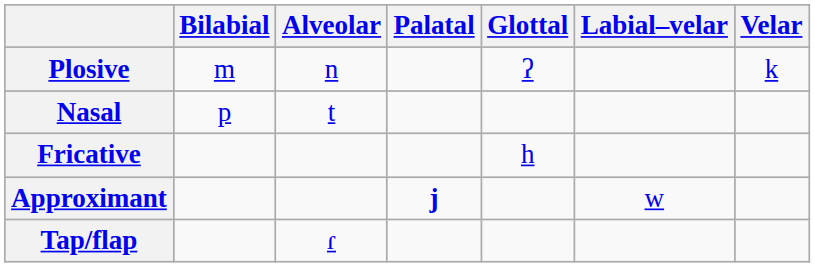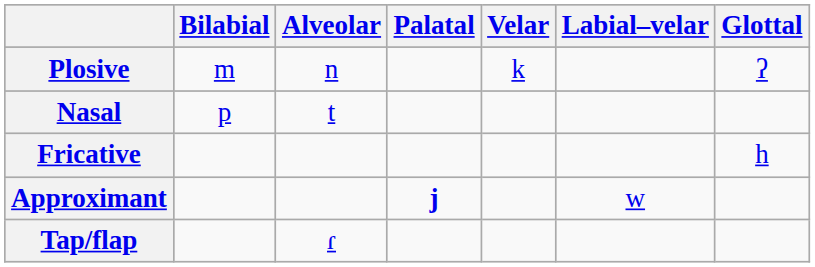columns swapped: (771, 25) <-> (528, 25)
